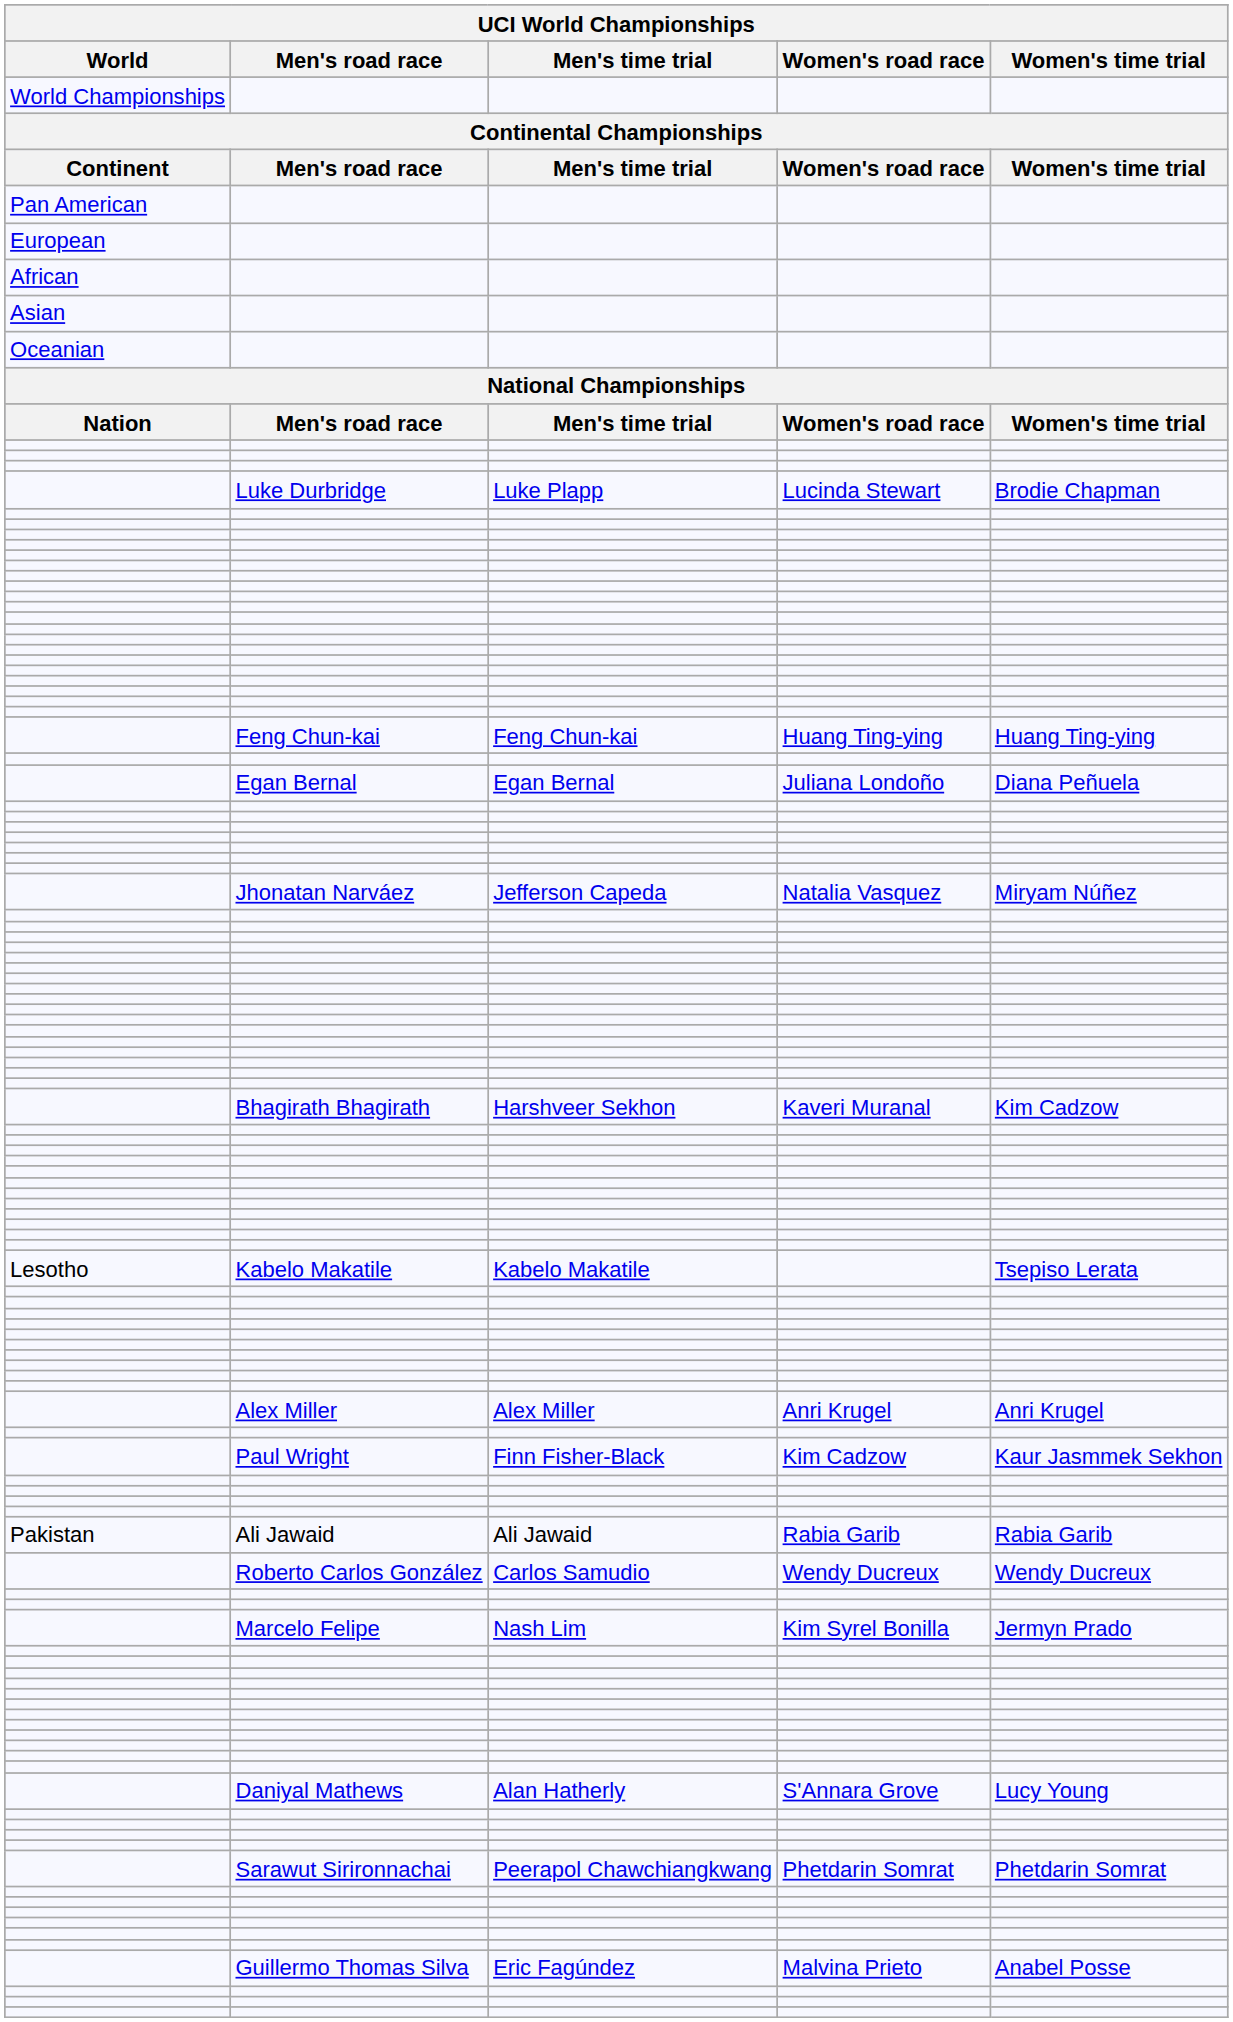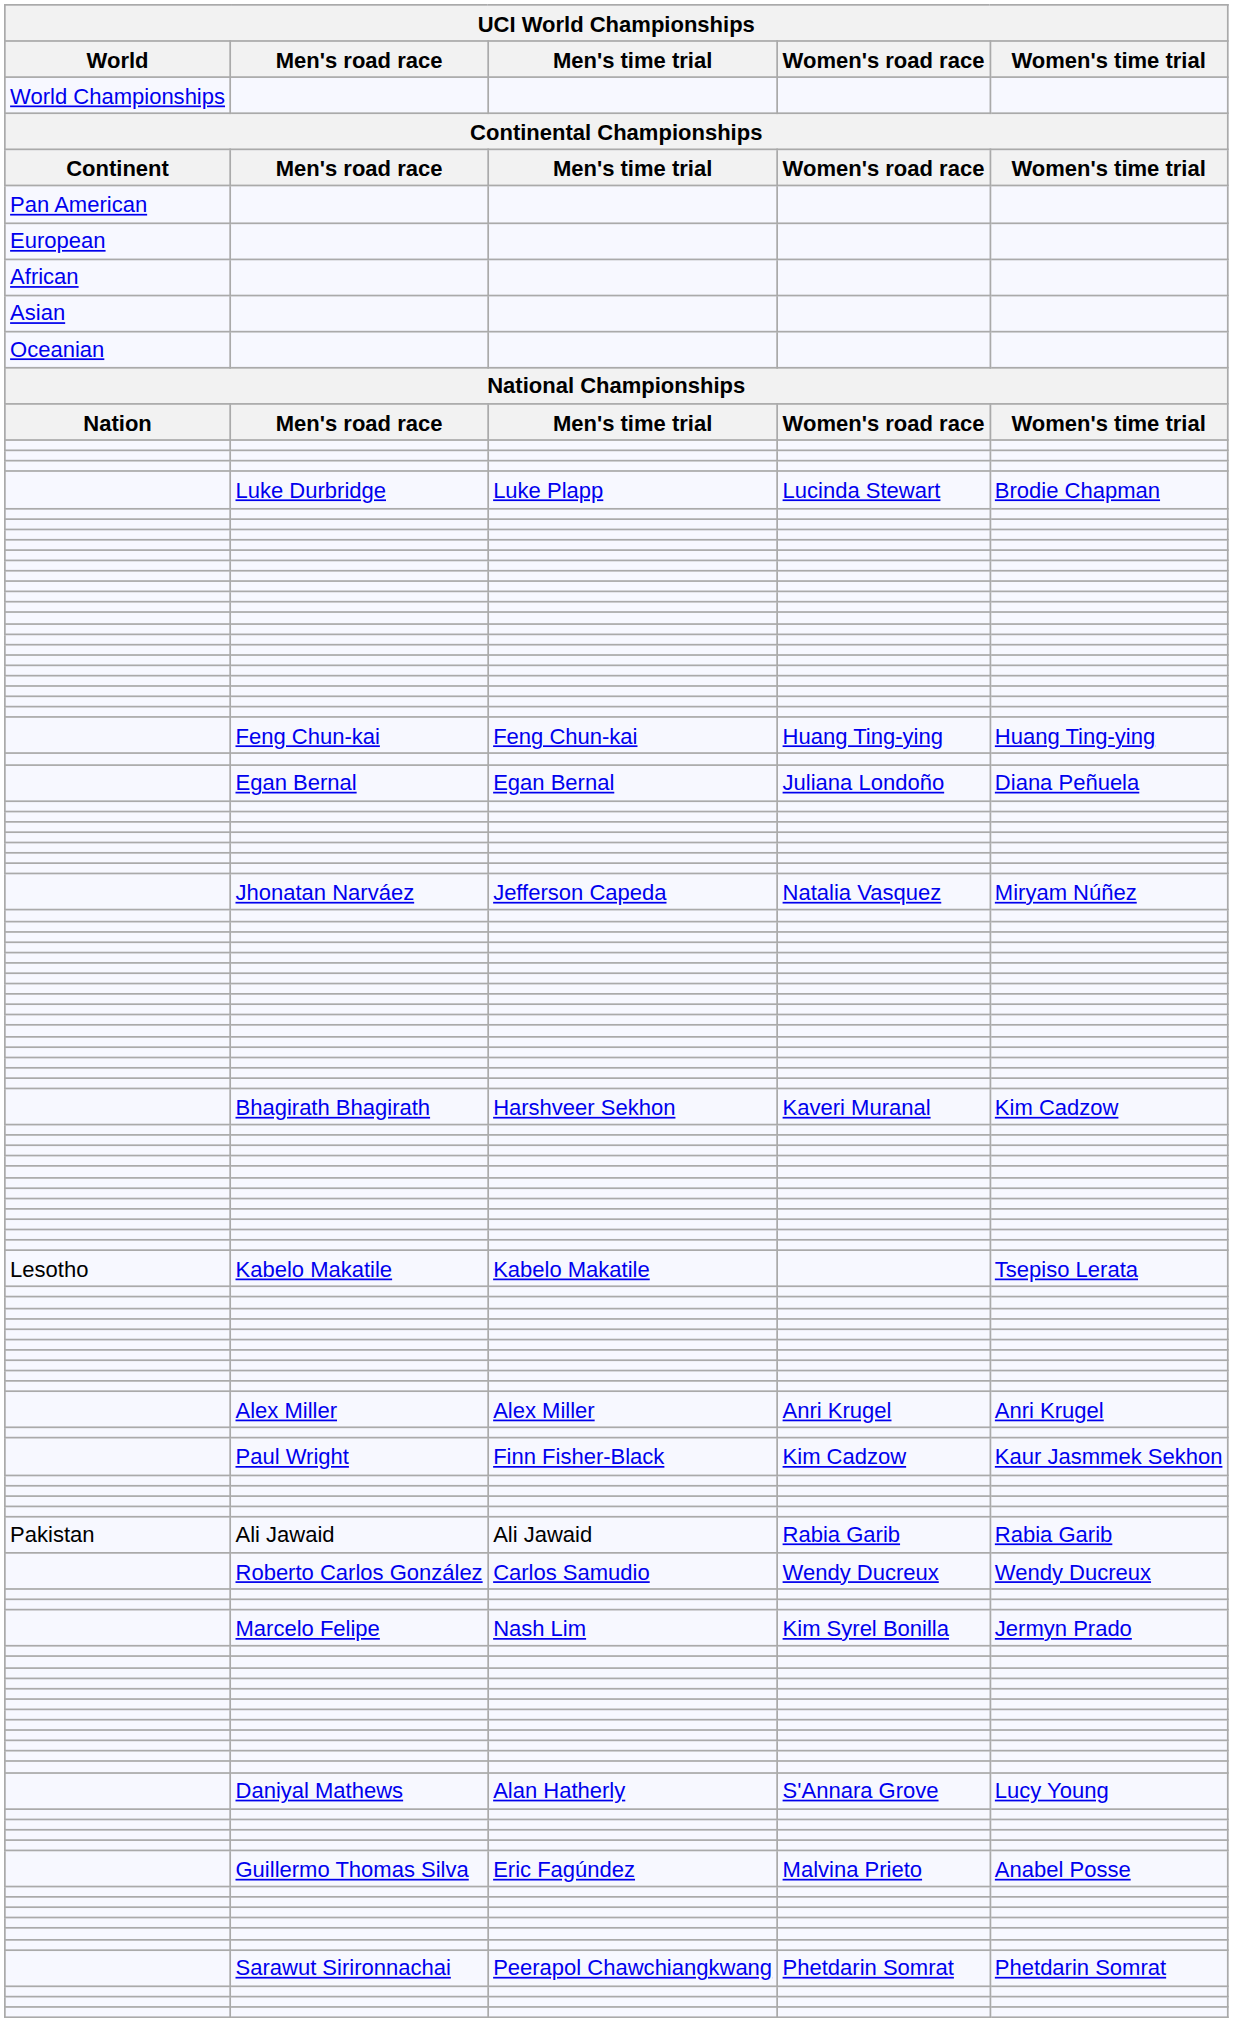rows swapped: (118, 1868) <-> (118, 1967)
